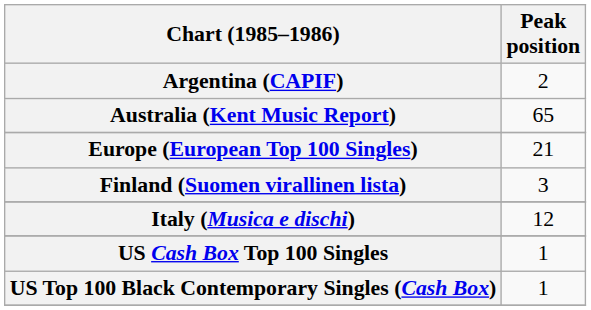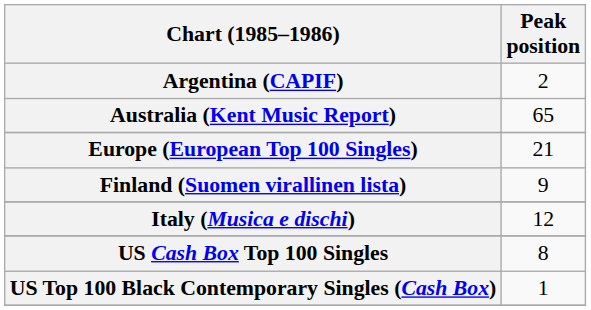(543, 184) 3 -> (543, 184) 9
(543, 253) 1 -> (543, 253) 8
